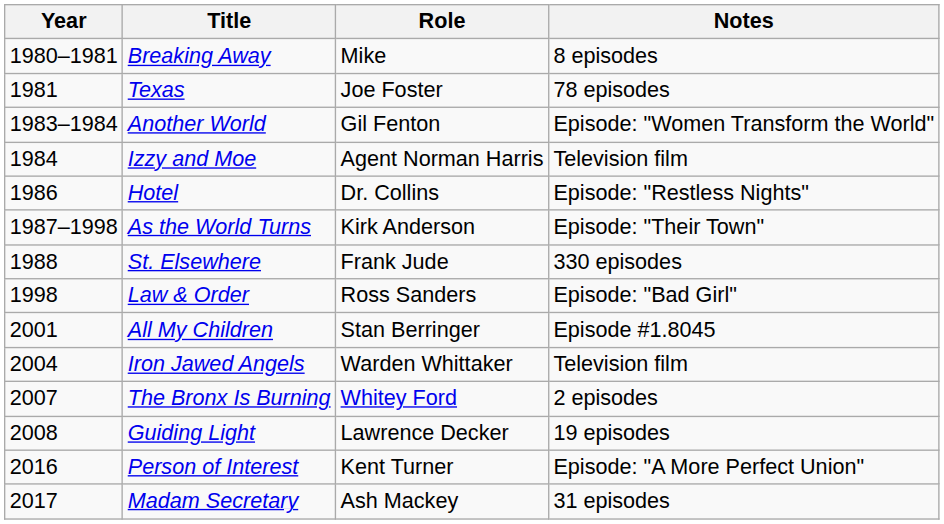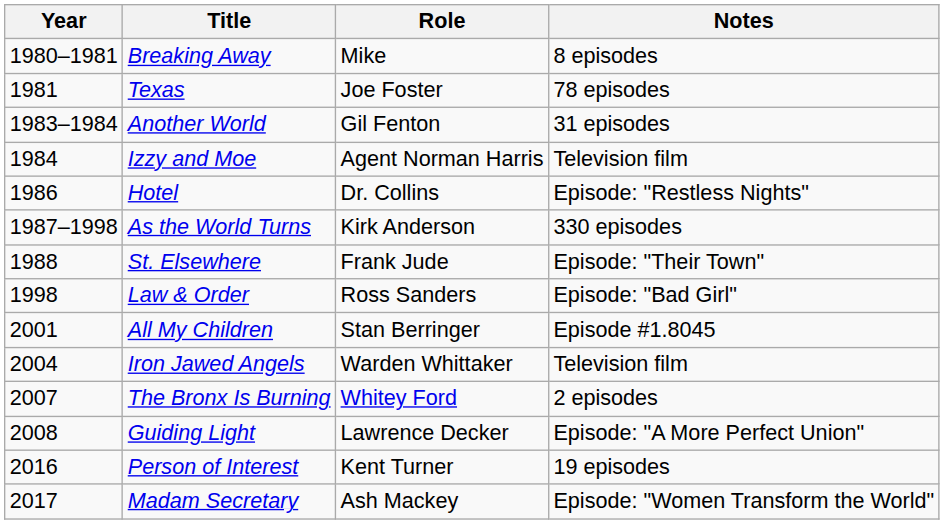(744, 124) Episode: "Women Transform the World" -> (612, 124) 31 episodes
(659, 227) Episode: "Their Town" -> (618, 227) 330 episodes
(618, 261) 330 episodes -> (659, 261) Episode: "Their Town"
(612, 432) 19 episodes -> (709, 432) Episode: "A More Perfect Union"
(709, 466) Episode: "A More Perfect Union" -> (612, 466) 19 episodes
(612, 501) 31 episodes -> (744, 501) Episode: "Women Transform the World"
